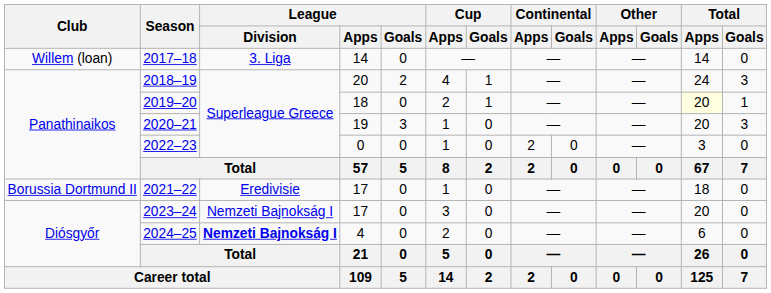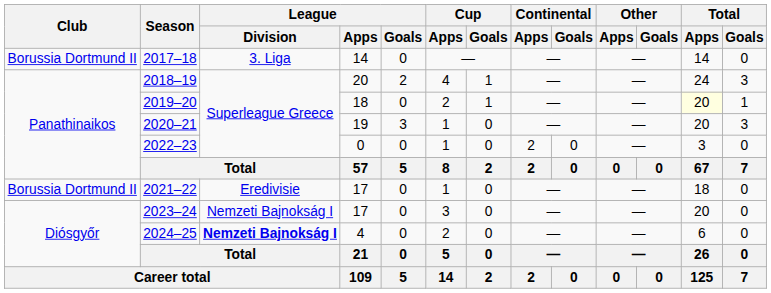(72, 59) Willem (loan) -> (72, 59) Borussia Dortmund II
